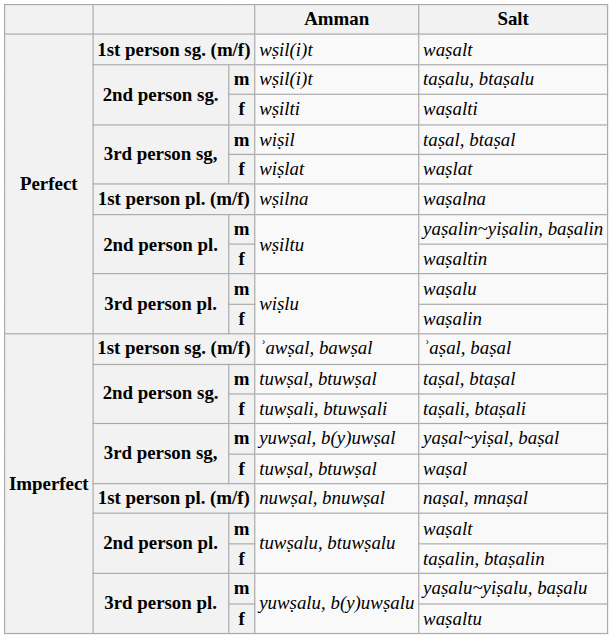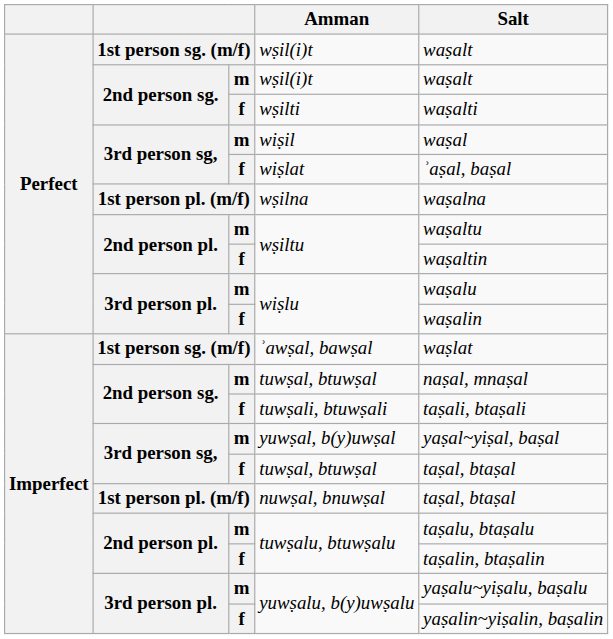(479, 79) taṣalu, btaṣalu -> (448, 79) waṣalt
(469, 139) taṣal, btaṣal -> (445, 139) waṣal
(448, 169) waṣlat -> (467, 169) ʾaṣal, baṣal
(513, 229) yaṣalin~yiṣalin, baṣalin -> (452, 229) waṣaltu
(467, 348) ʾaṣal, baṣal -> (448, 348) waṣlat
(469, 378) taṣal, btaṣal -> (476, 378) naṣal, mnaṣal
(445, 468) waṣal -> (469, 468) taṣal, btaṣal
(476, 498) naṣal, mnaṣal -> (469, 498) taṣal, btaṣal
(448, 528) waṣalt -> (479, 528) taṣalu, btaṣalu
(452, 618) waṣaltu -> (513, 618) yaṣalin~yiṣalin, baṣalin
